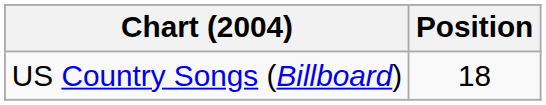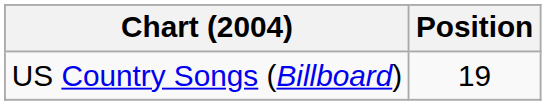(475, 75) 18 -> (475, 75) 19
